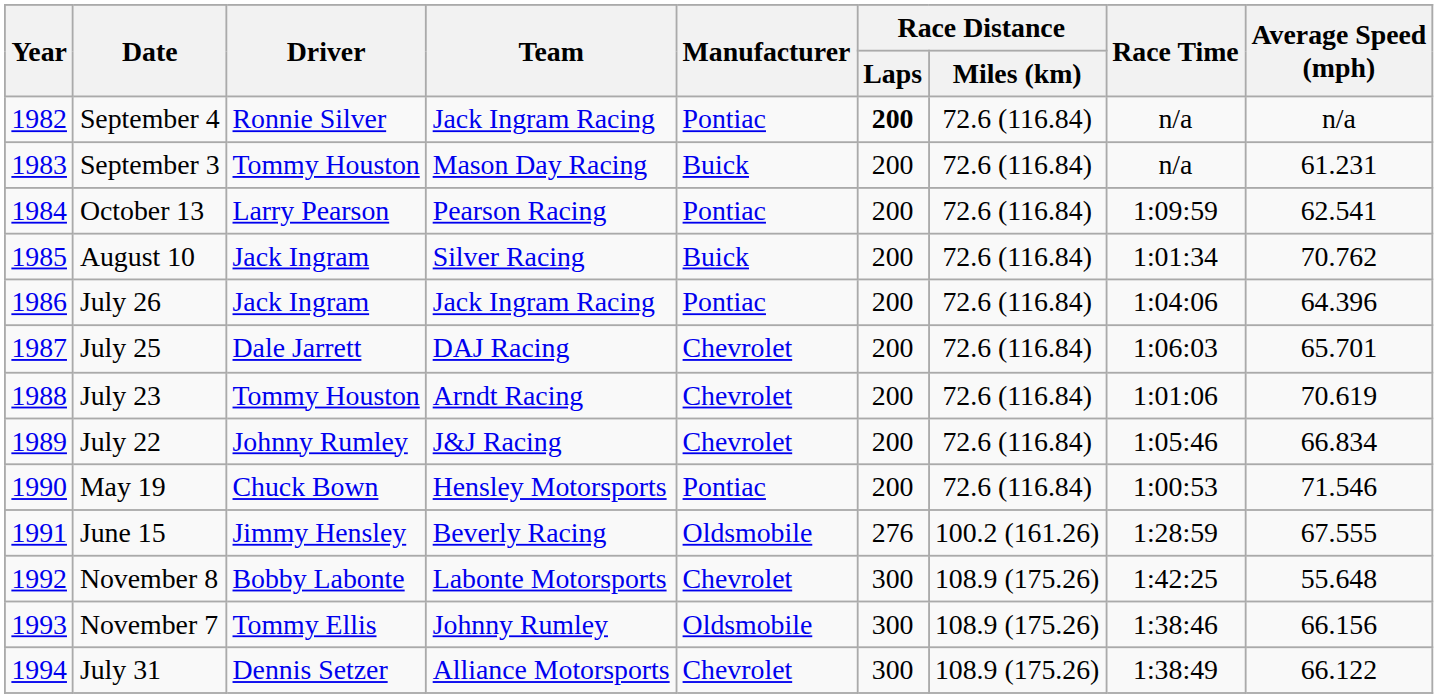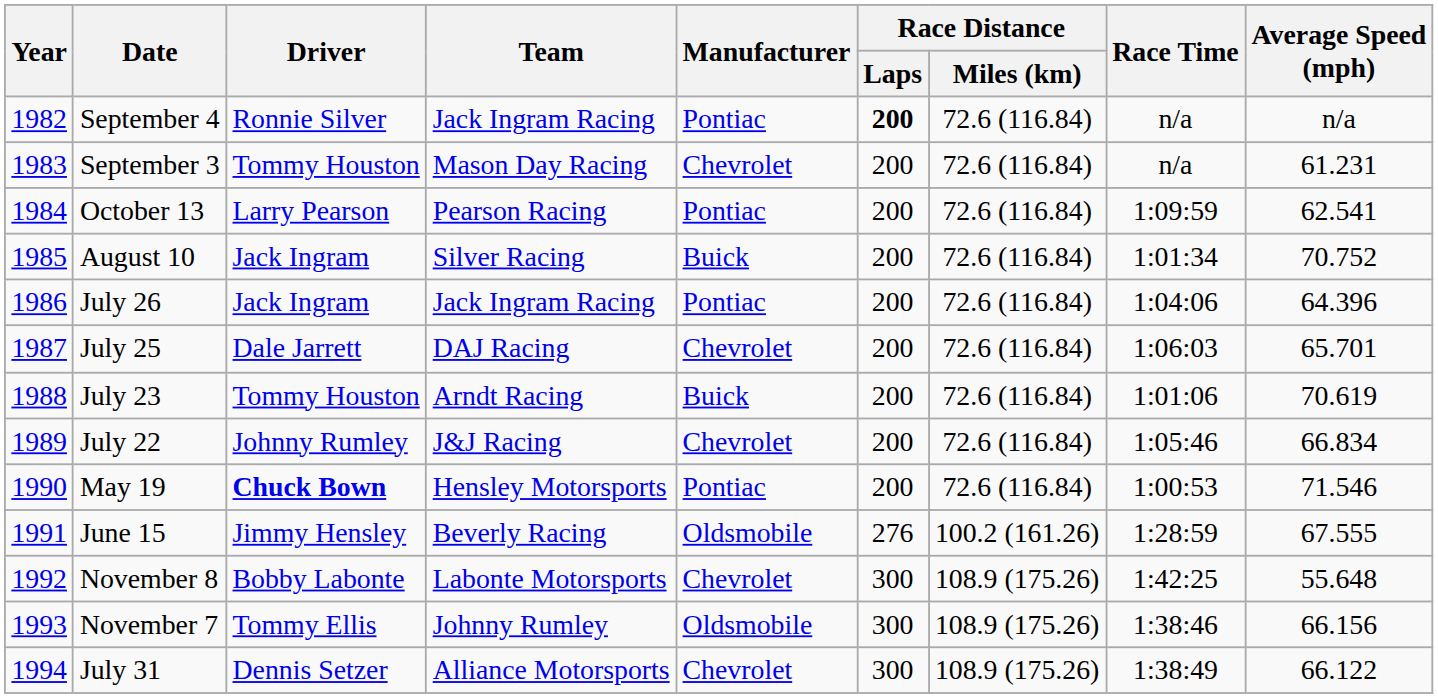(716, 165) Buick -> (737, 165) Chevrolet
(1339, 256) 70.762 -> (1339, 256) 70.752
(737, 394) Chevrolet -> (716, 394) Buick
(305, 486) normal -> (309, 486) bold
